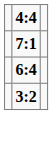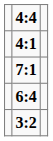+ row: (26, 43)
